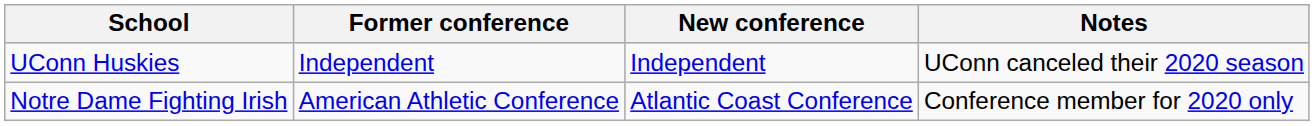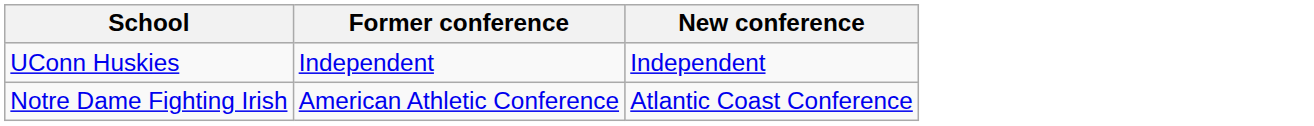- column: (1114, 23)
